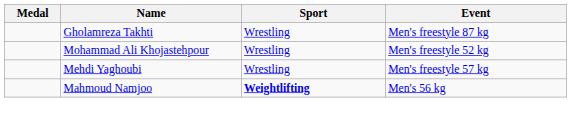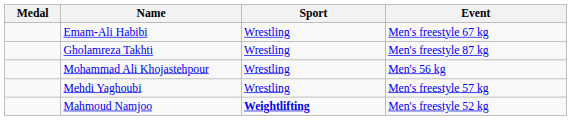+ row: (106, 32)
(438, 50) Men's freestyle 52 kg -> (417, 69) Men's 56 kg
(417, 87) Men's 56 kg -> (438, 106) Men's freestyle 52 kg
